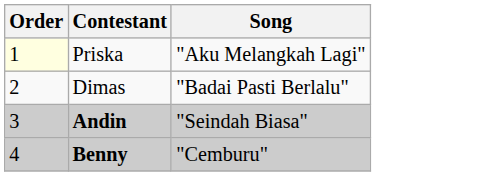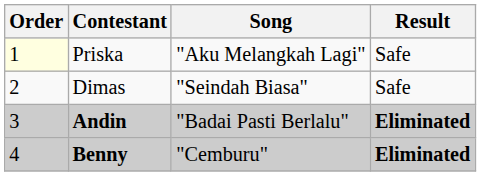+ column: (423, 21)
(262, 88) "Badai Pasti Berlalu" -> (242, 88) "Seindah Biasa"
(242, 121) "Seindah Biasa" -> (262, 121) "Badai Pasti Berlalu"
